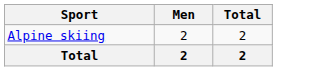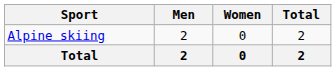+ column: (243, 15)
